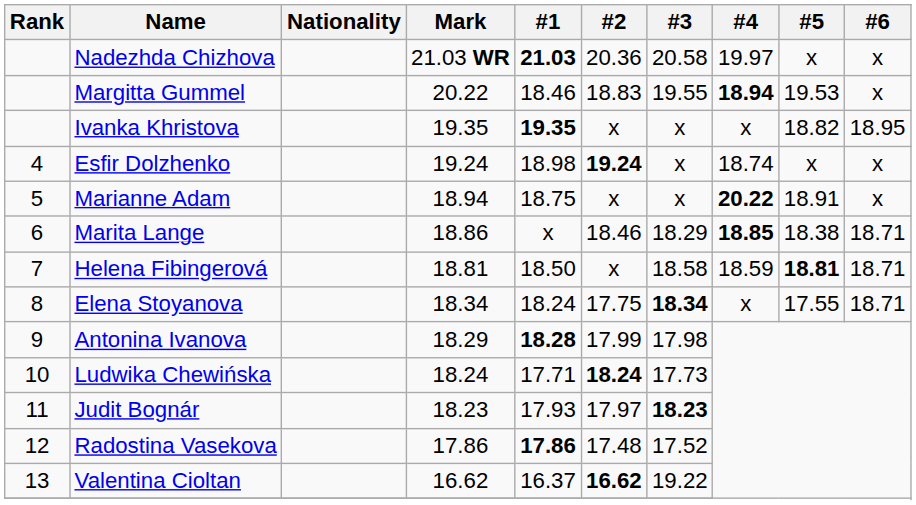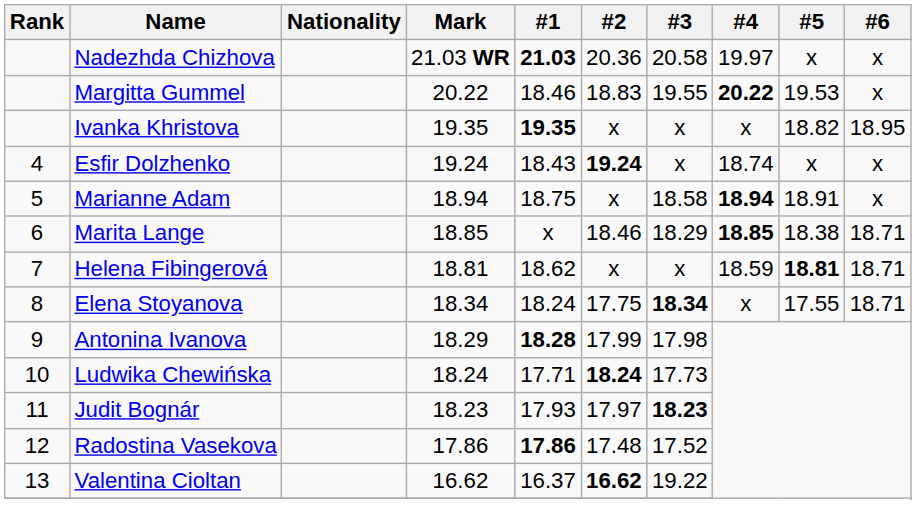(746, 92) 18.94 -> (746, 92) 20.22
(548, 163) 18.98 -> (548, 163) 18.43
(680, 198) x -> (680, 198) 18.58
(746, 198) 20.22 -> (746, 198) 18.94
(460, 233) 18.86 -> (460, 233) 18.85
(548, 269) 18.50 -> (548, 269) 18.62
(680, 269) 18.58 -> (680, 269) x
